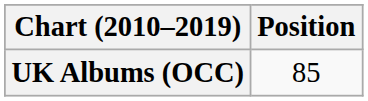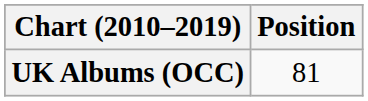(306, 72) 85 -> (306, 72) 81
